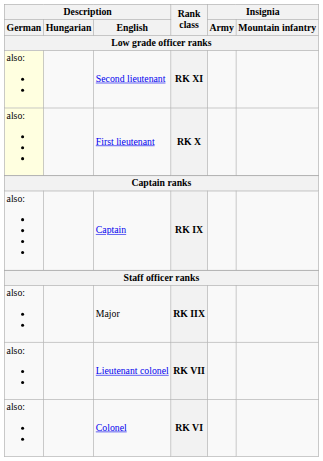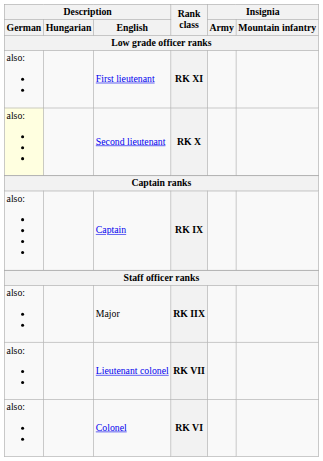(24, 74) lightyellow background -> (24, 74) no background
(131, 79) Second lieutenant -> (125, 79) First lieutenant
(125, 141) First lieutenant -> (131, 141) Second lieutenant
